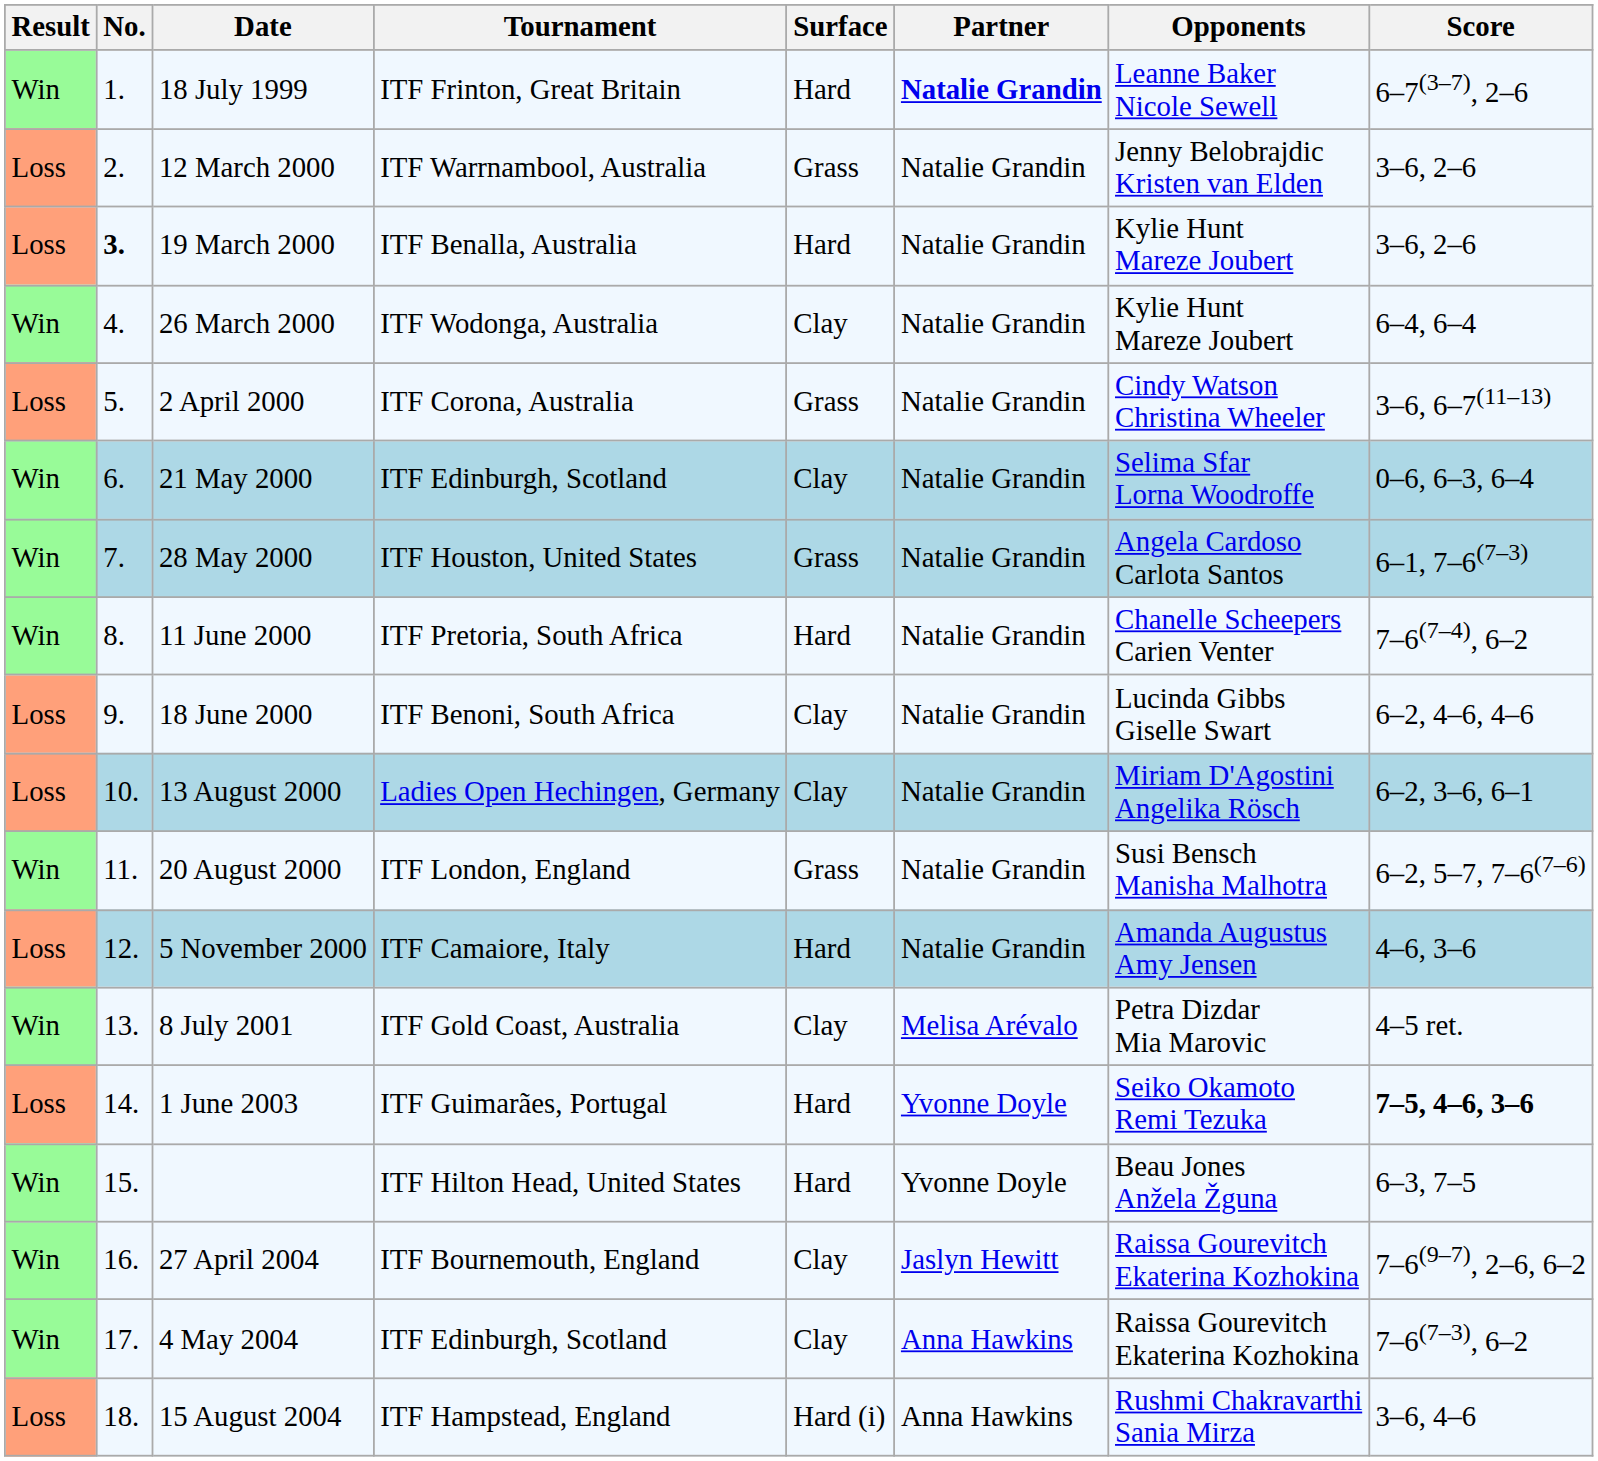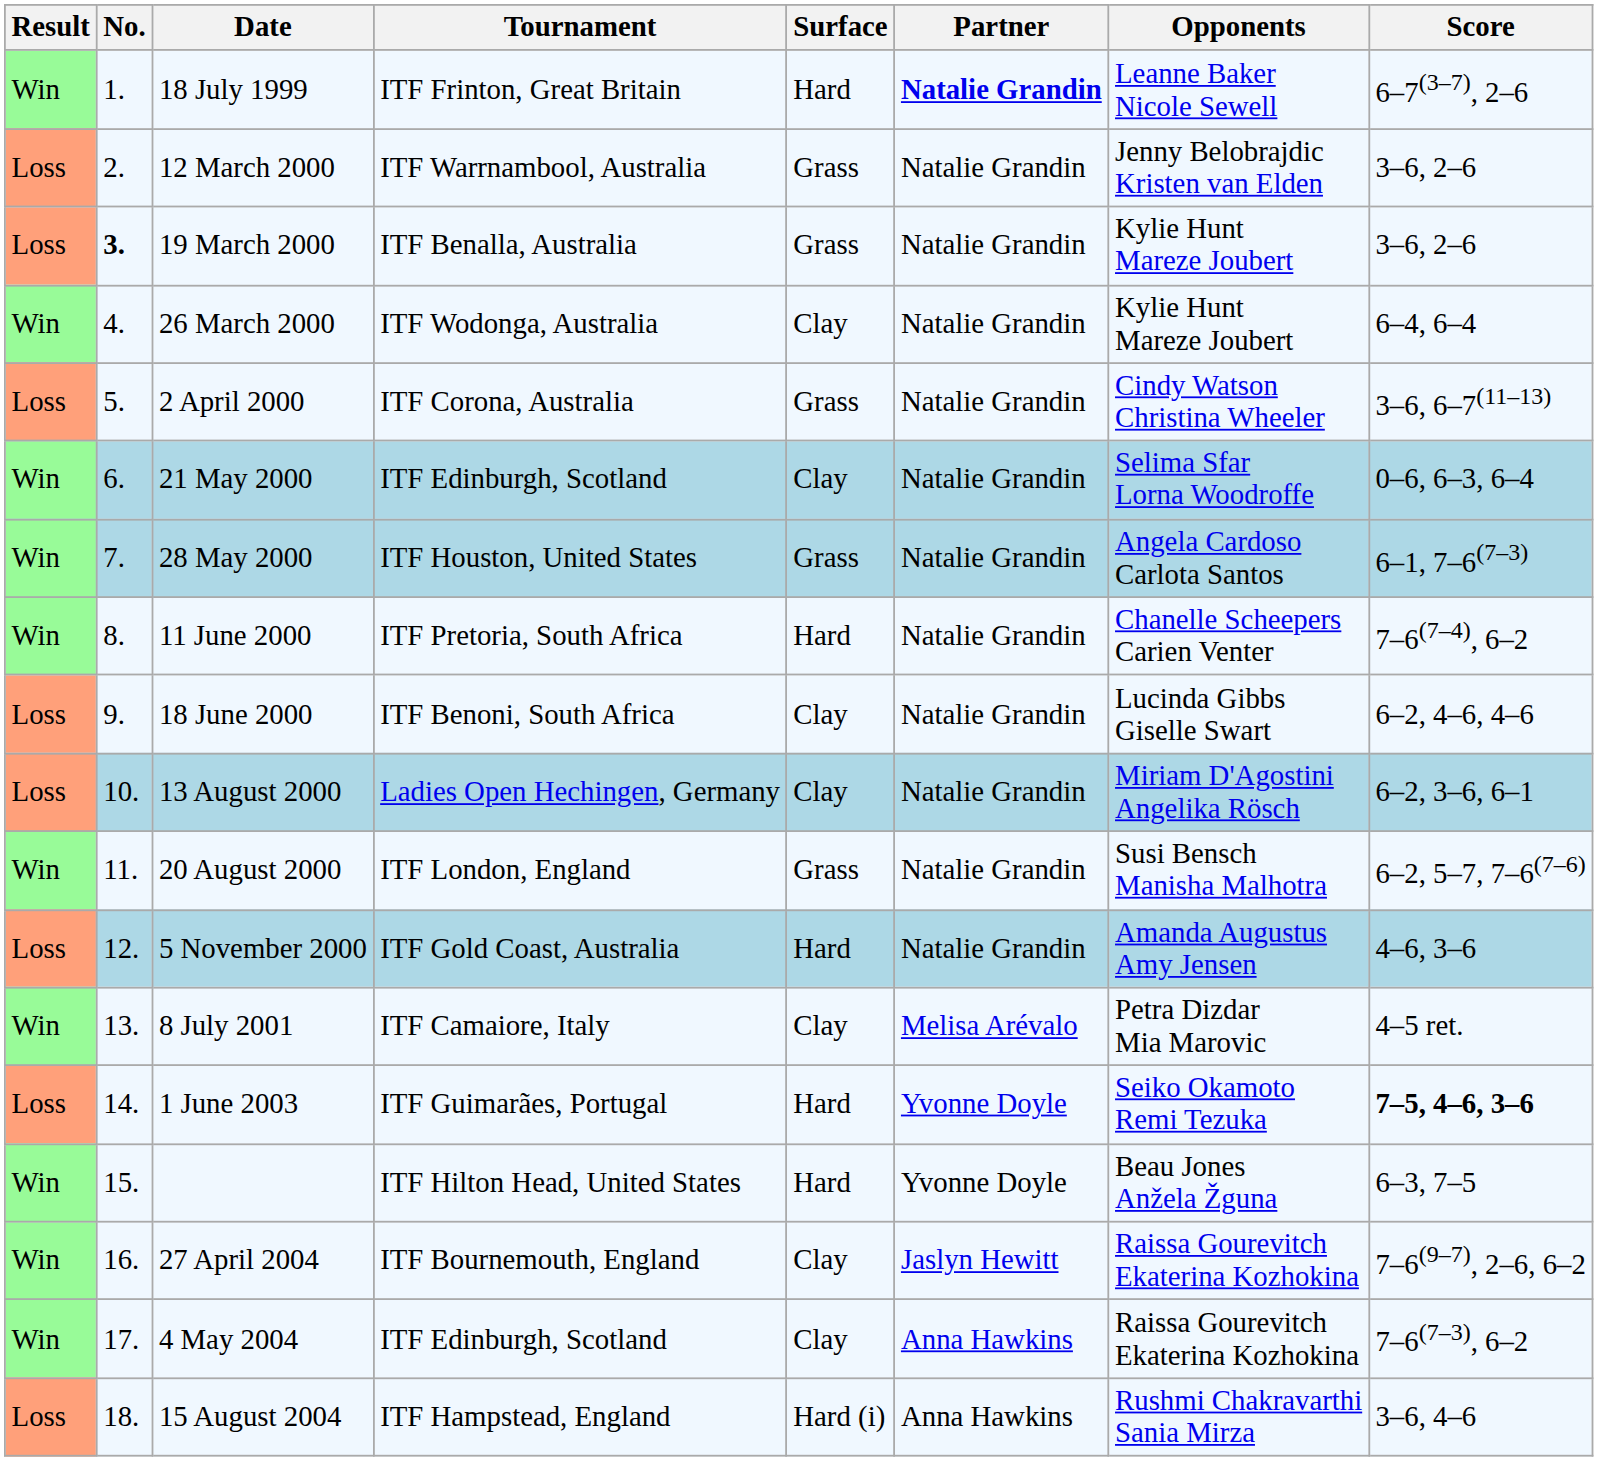(822, 245) Hard -> (826, 245) Grass
(495, 948) ITF Camaiore, Italy -> (530, 948) ITF Gold Coast, Australia
(530, 1026) ITF Gold Coast, Australia -> (495, 1026) ITF Camaiore, Italy
